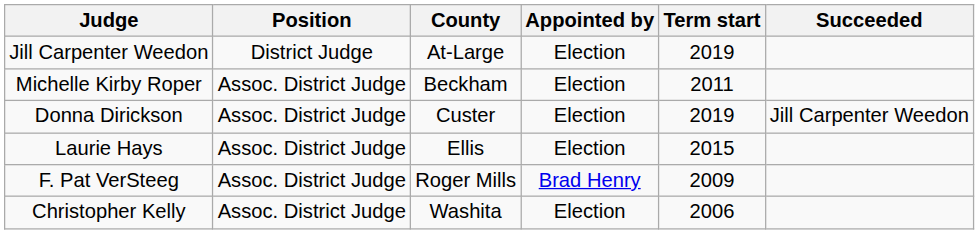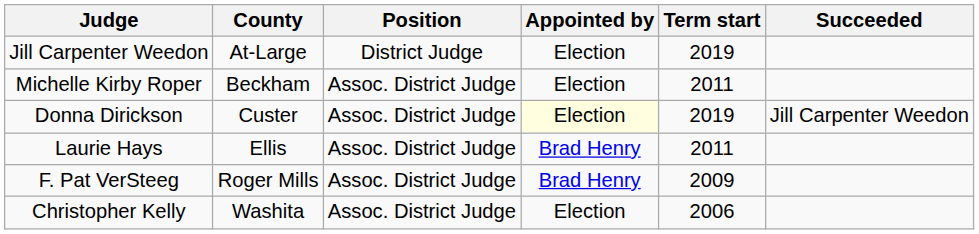columns swapped: (312, 20) <-> (466, 20)
(590, 116) no background -> (590, 116) lightyellow background
(590, 148) Election -> (590, 148) Brad Henry
(712, 148) 2015 -> (712, 148) 2011
